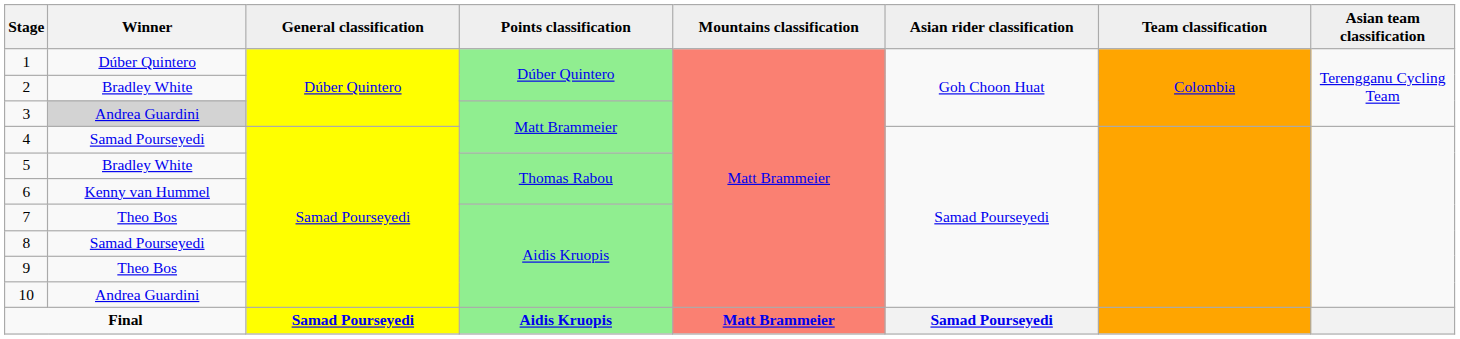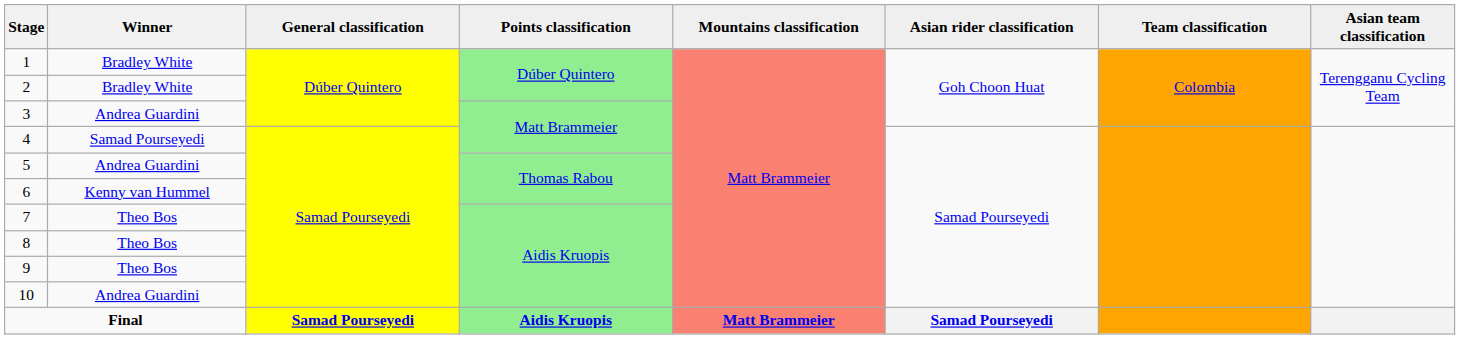(147, 62) Dúber Quintero -> (147, 62) Bradley White
(147, 113) lightgrey background -> (147, 113) no background
(147, 165) Bradley White -> (147, 165) Andrea Guardini
(147, 243) Samad Pourseyedi -> (147, 243) Theo Bos
